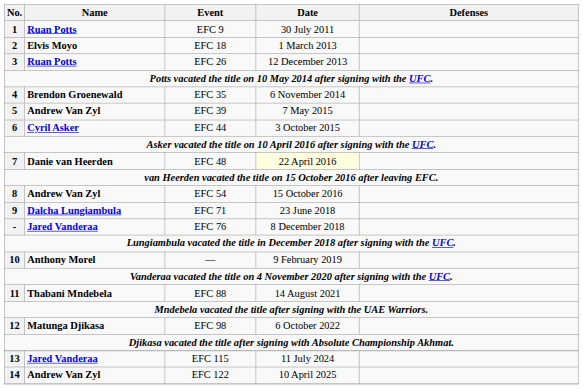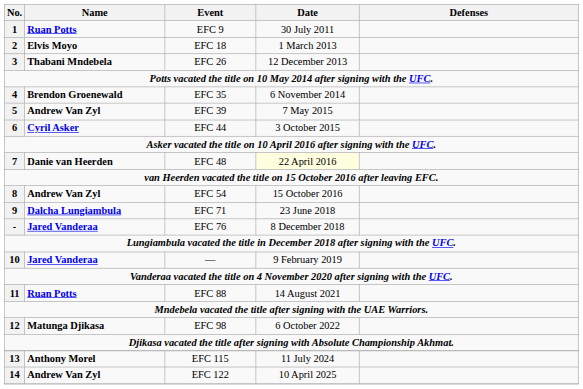(52, 62) Ruan Potts -> (70, 62) Thabani Mndebela
(61, 260) Anthony Morel -> (62, 260) Jared Vanderaa
(70, 293) Thabani Mndebela -> (52, 293) Ruan Potts
(62, 359) Jared Vanderaa -> (61, 359) Anthony Morel
